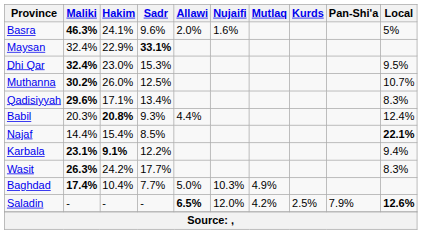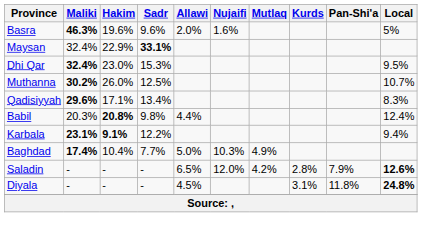(118, 31) 24.1% -> (118, 31) 19.6%
(153, 117) 9.3% -> (153, 117) 9.8%
- row: (20, 134)
- row: (20, 169)
(189, 204) bold -> (189, 169) normal
(305, 204) 2.5% -> (305, 169) 2.8%
+ row: (22, 186)
